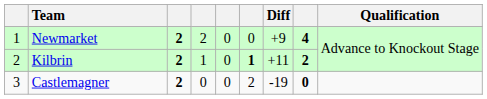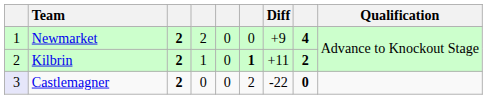(16, 82) no background -> (16, 82) lavender background
(278, 82) -19 -> (278, 82) -22
